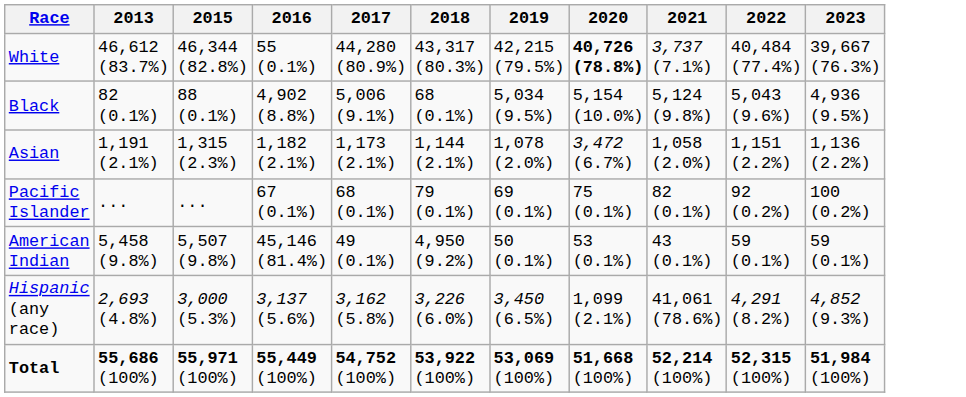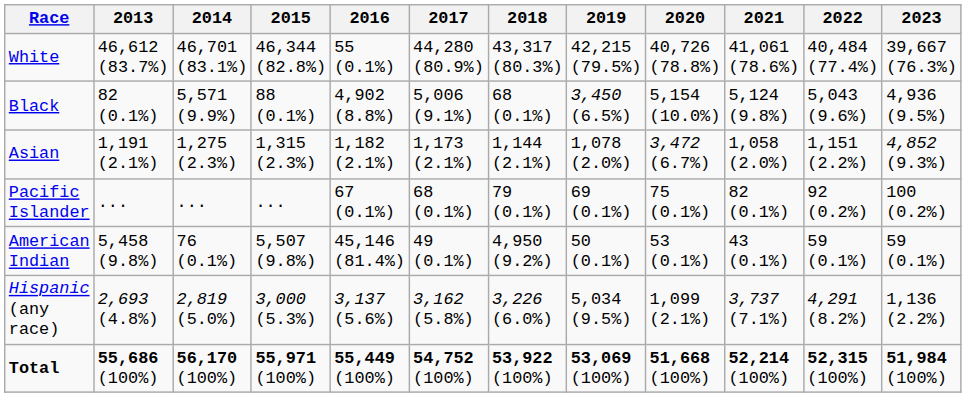+ column: (212, 19)
(608, 57) bold -> (685, 57) normal
(682, 57) 3,737 (7.1%) -> (764, 57) 41,061 (78.6%)
(524, 105) 5,034 (9.5%) -> (601, 105) 3,450 (6.5%)
(840, 154) 1,136 (2.2%) -> (916, 154) 4,852 (9.3%)
(524, 309) 3,450 (6.5%) -> (601, 309) 5,034 (9.5%)
(687, 309) 41,061 (78.6%) -> (759, 309) 3,737 (7.1%)
(840, 309) 4,852 (9.3%) -> (916, 309) 1,136 (2.2%)
